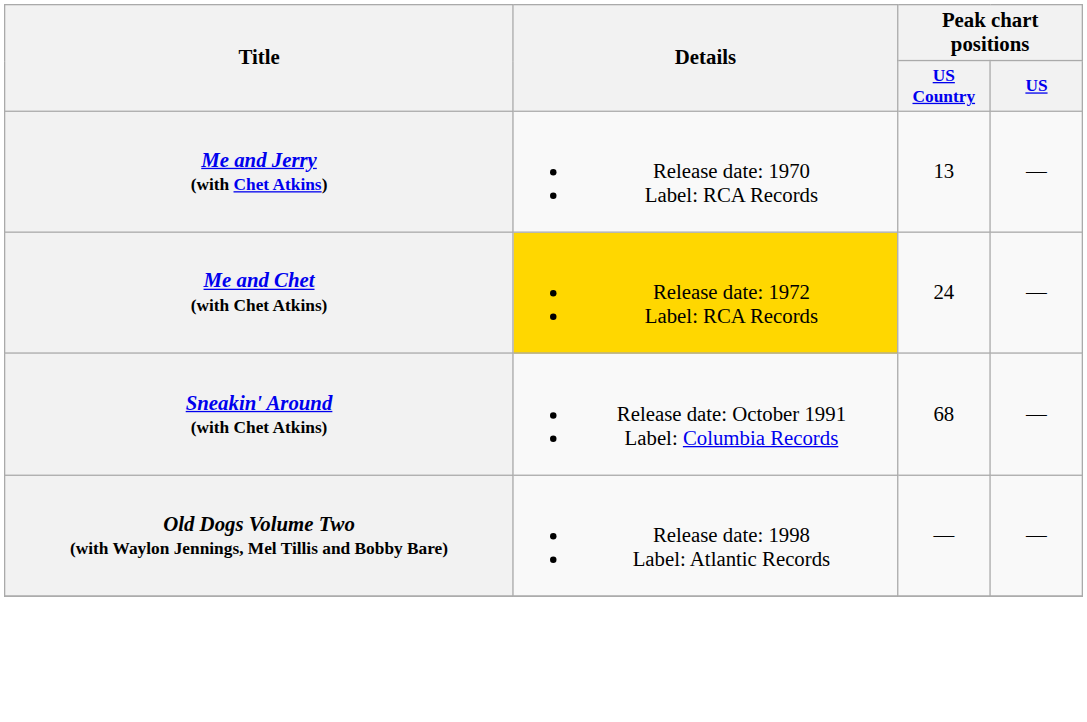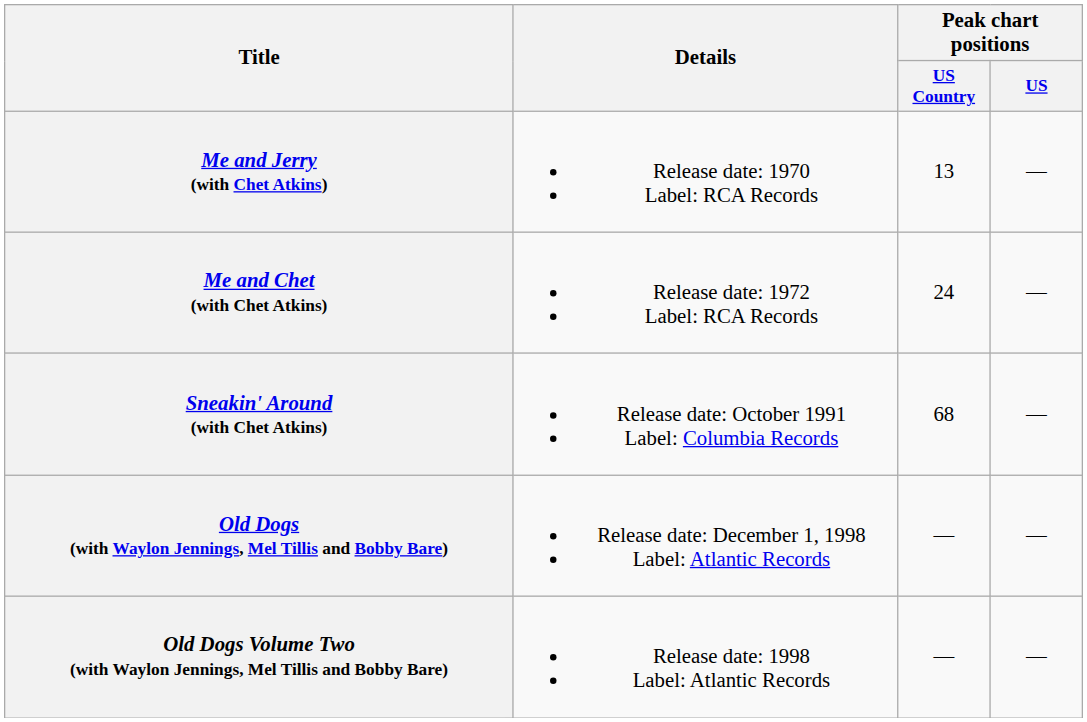(705, 305) gold background -> (705, 305) no background
+ row: (259, 535)
